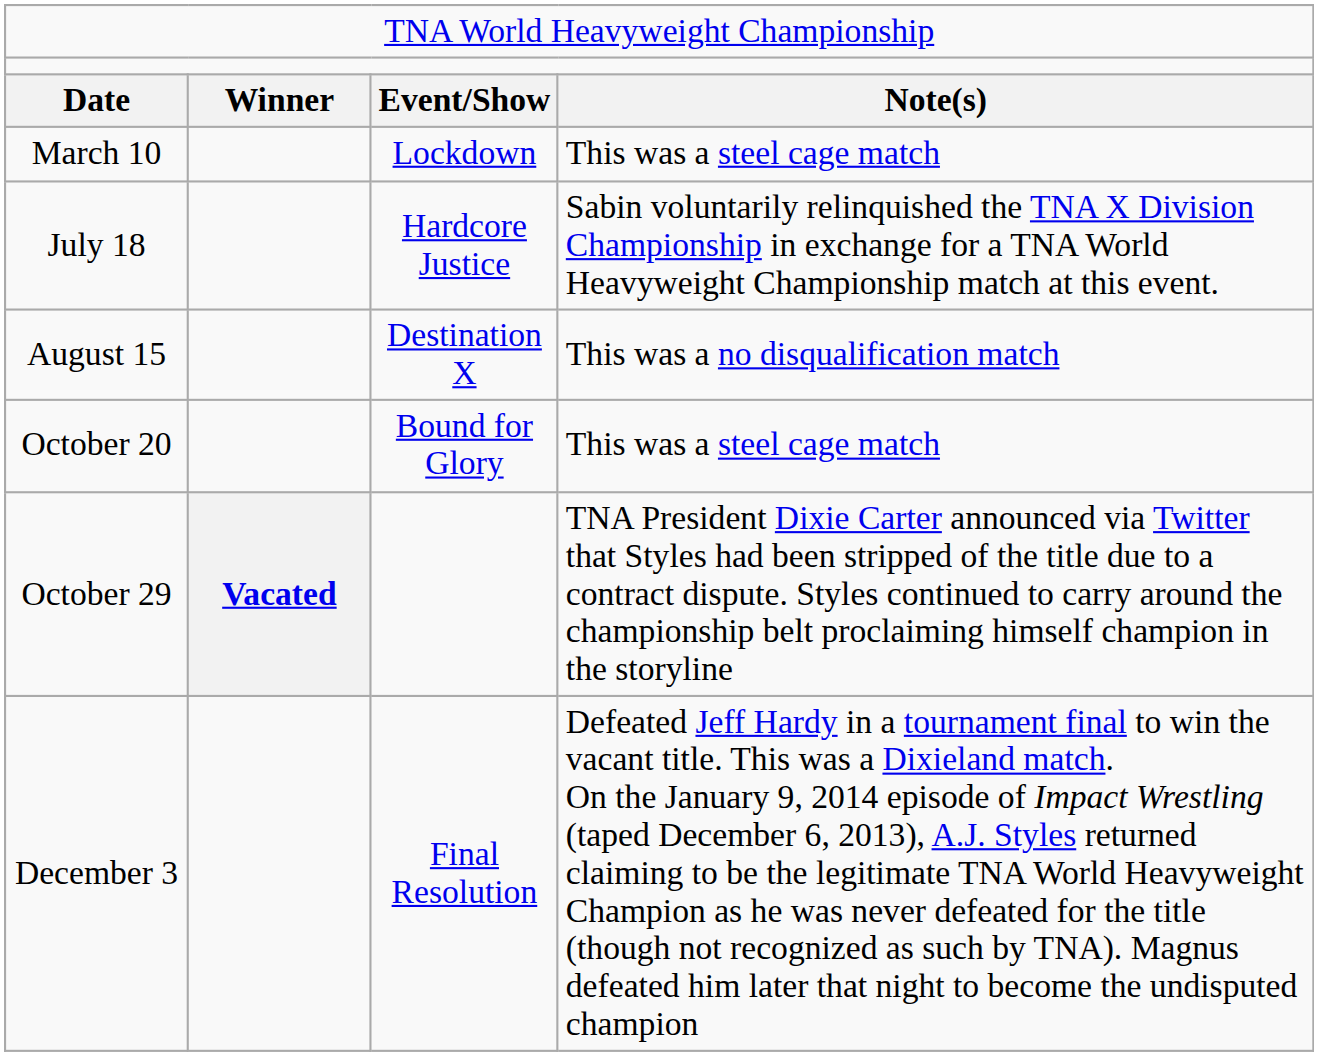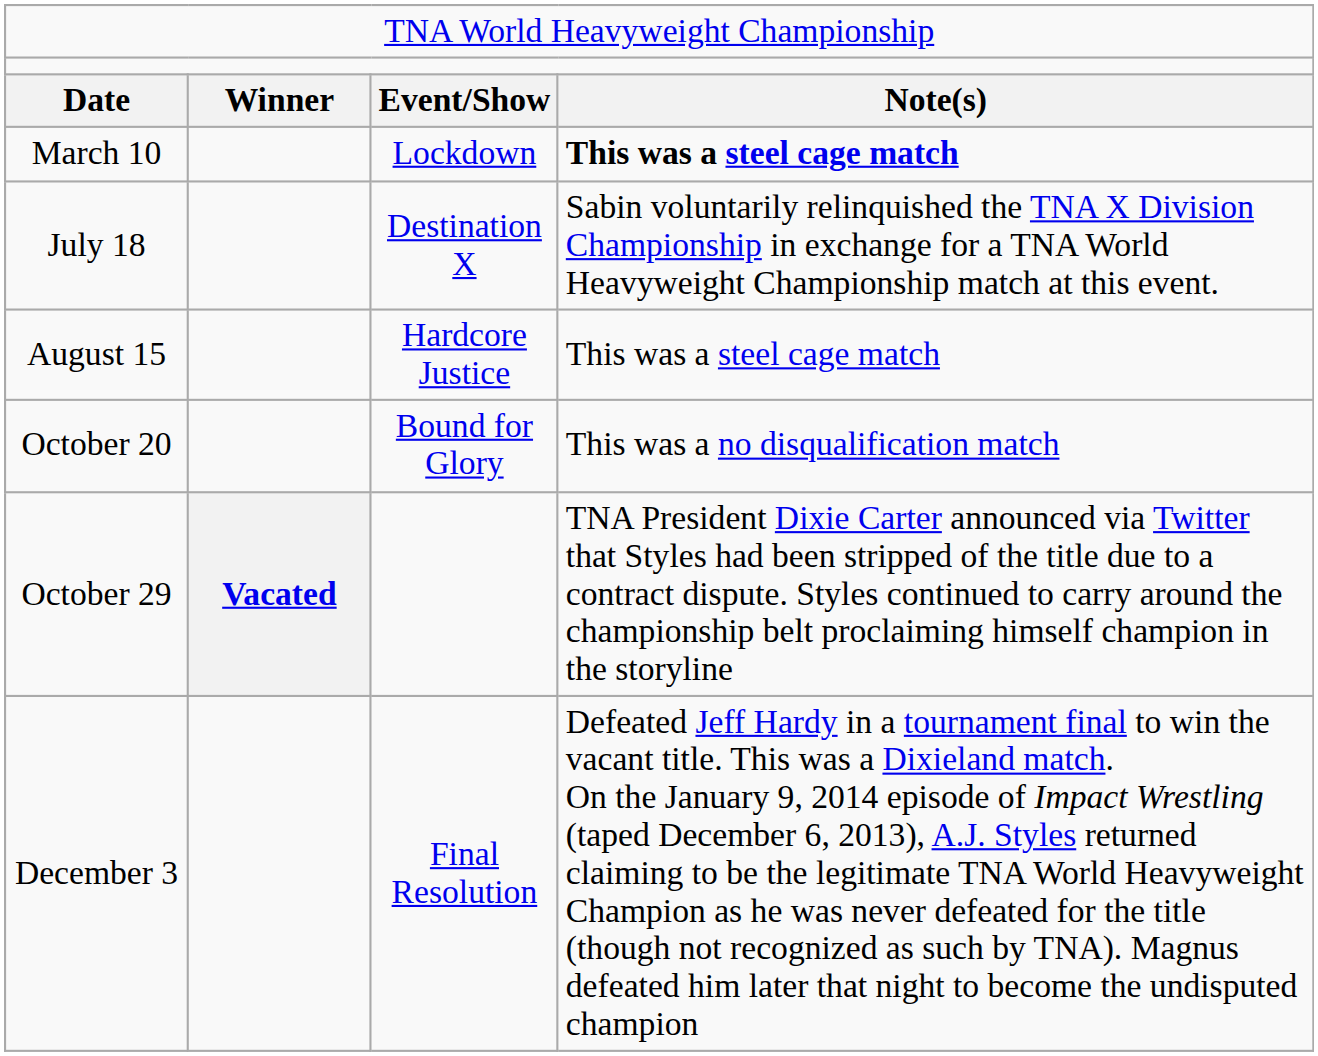(753, 153) normal -> (762, 153) bold
(464, 244) Hardcore Justice -> (464, 244) Destination X
(464, 354) Destination X -> (464, 354) Hardcore Justice
(813, 354) This was a no disqualification match -> (753, 354) This was a steel cage match
(753, 445) This was a steel cage match -> (813, 445) This was a no disqualification match
